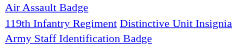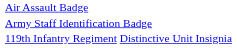rows swapped: (79, 38) <-> (118, 23)
